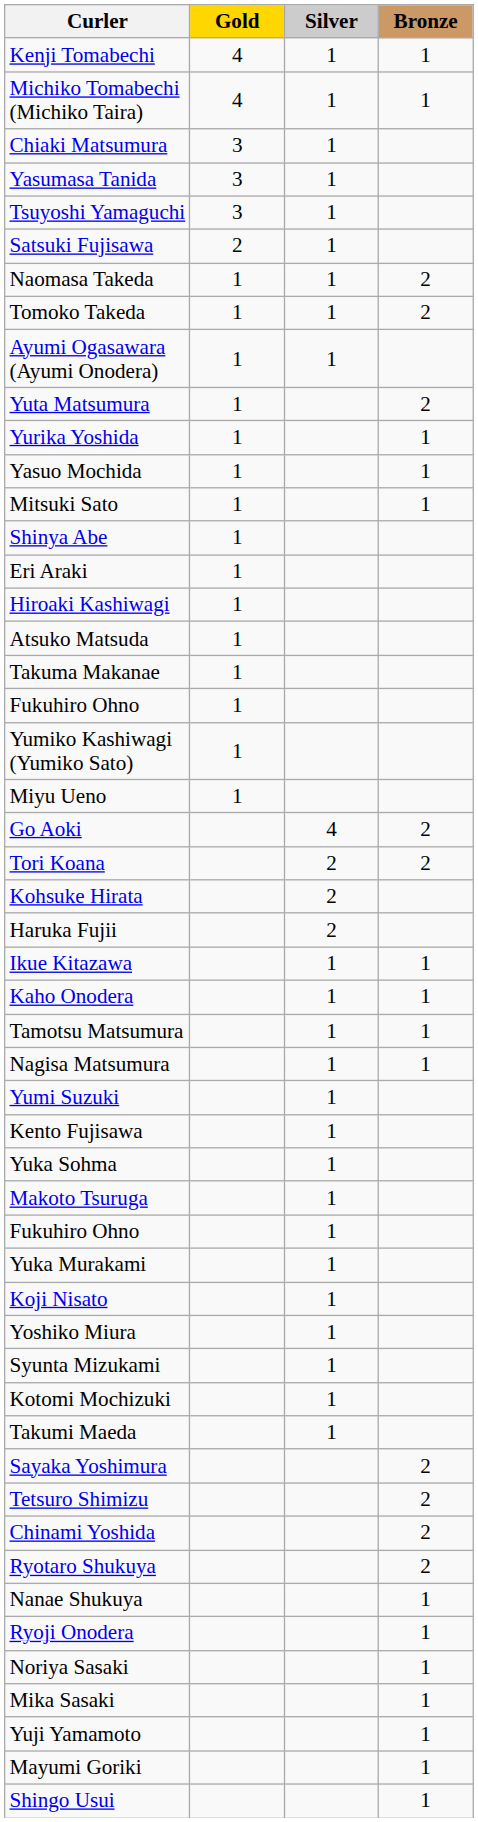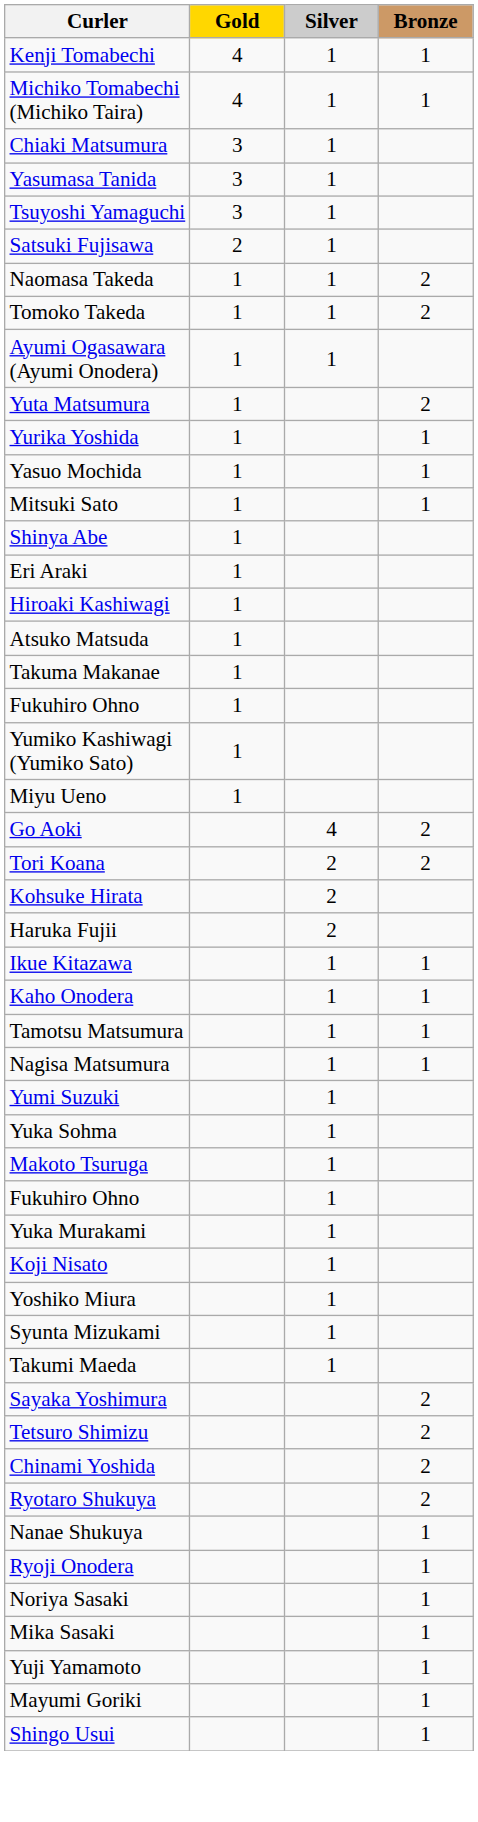- row: (76, 1130)
- row: (90, 1398)
